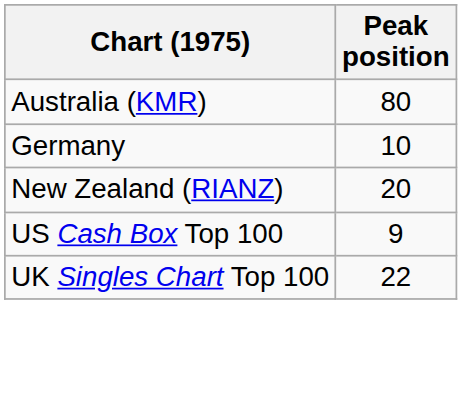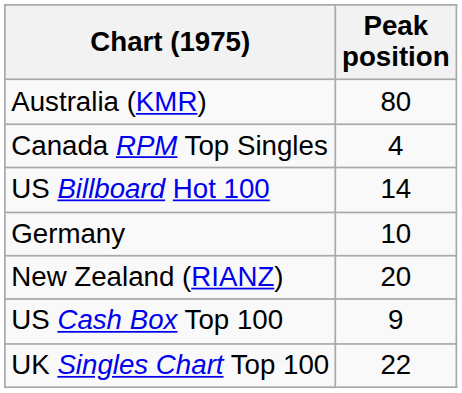+ row: (169, 145)
+ row: (141, 189)
